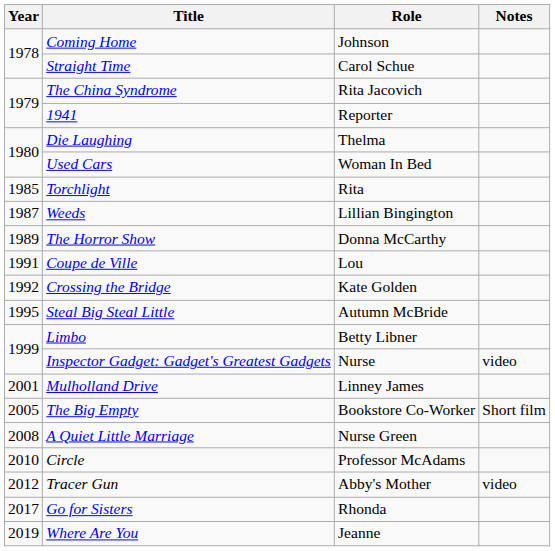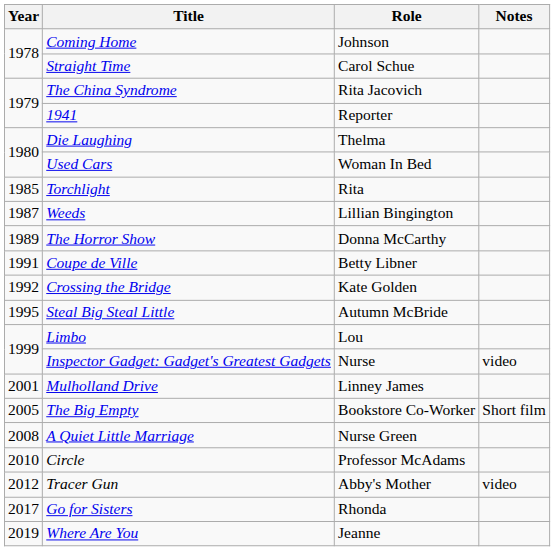(351, 262) Lou -> (377, 262) Betty Libner
(377, 336) Betty Libner -> (351, 336) Lou
